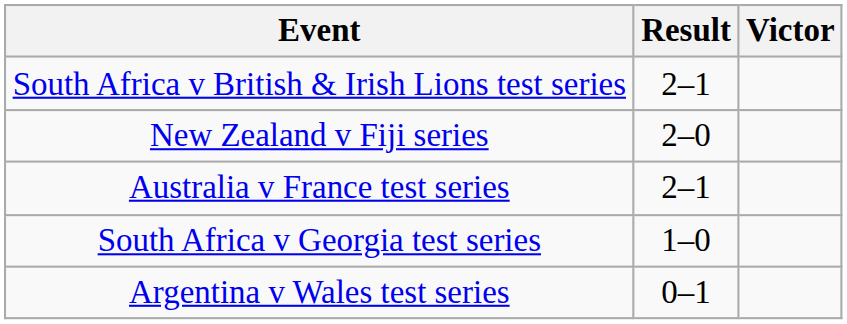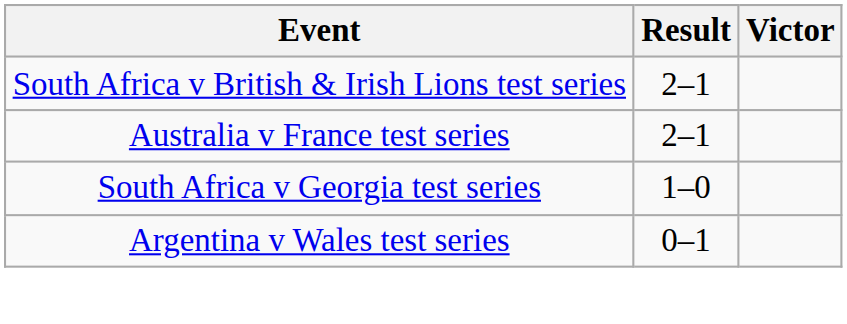- row: (319, 135)
